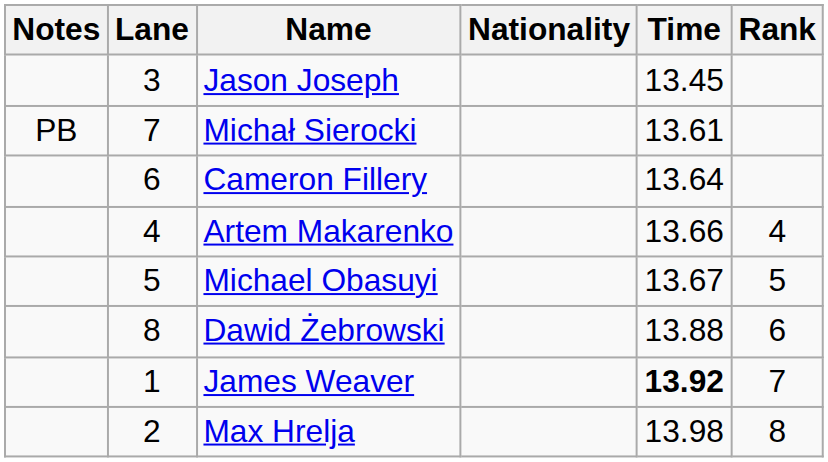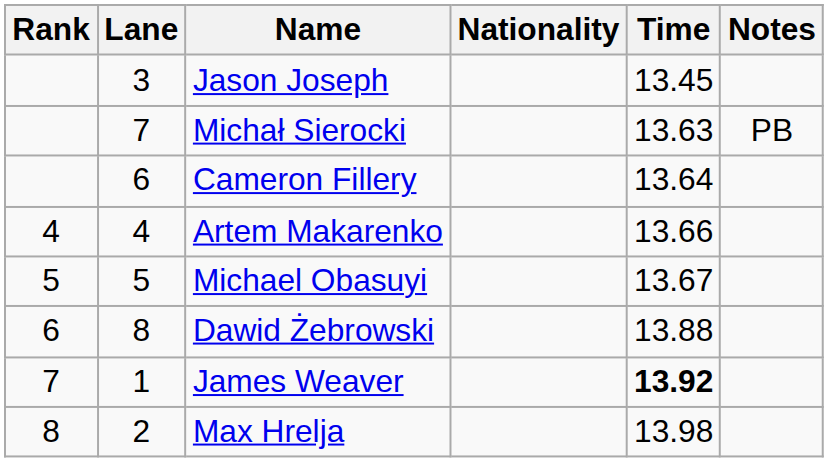columns swapped: (777, 29) <-> (56, 29)
(684, 130) 13.61 -> (674, 130) 13.63
